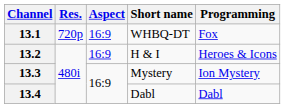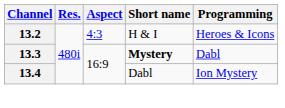- row: (30, 34)
(100, 53) 16:9 -> (94, 34) 4:3
(151, 73) normal -> (150, 53) bold
(229, 73) Ion Mystery -> (208, 53) Dabl
(211, 93) Dabl -> (227, 73) Ion Mystery
